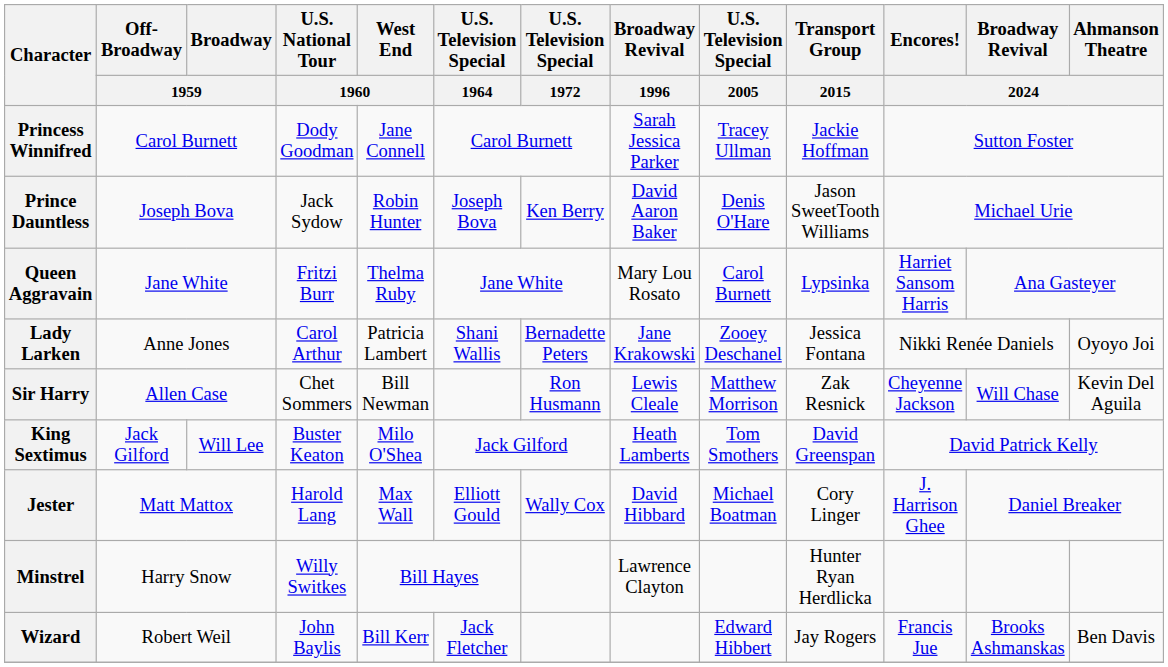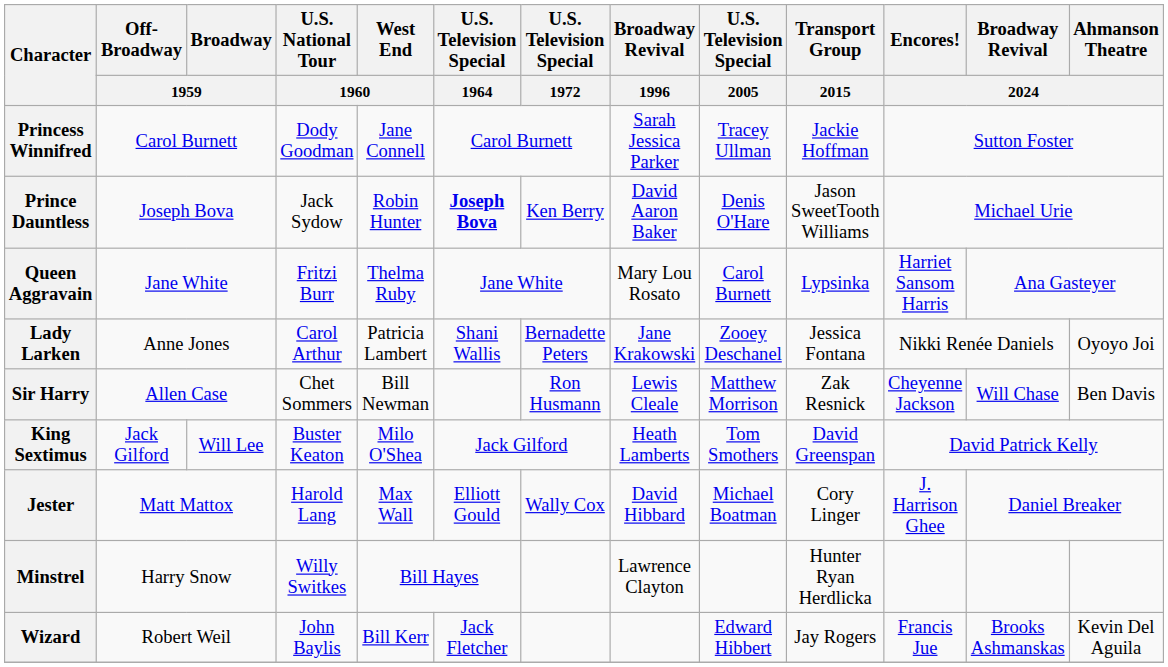(477, 211) normal -> (477, 211) bold
(1116, 394) Kevin Del Aguila -> (1116, 394) Ben Davis
(1116, 637) Ben Davis -> (1116, 637) Kevin Del Aguila
